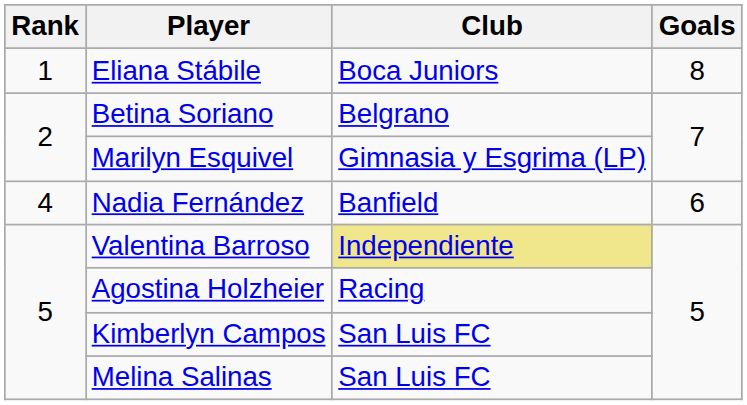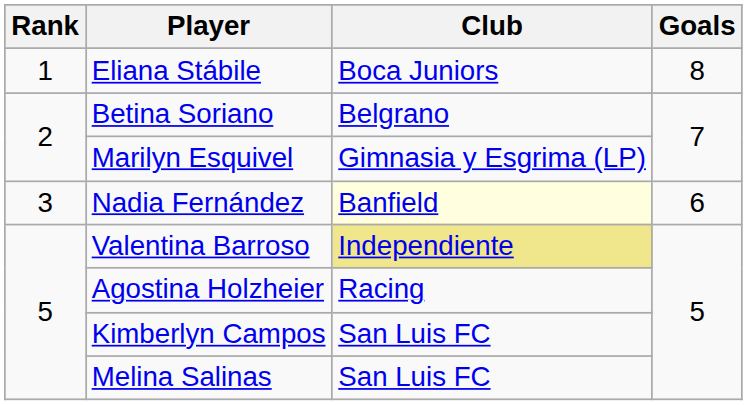(45, 202) 4 -> (45, 202) 3
(388, 202) no background -> (388, 202) lightyellow background
